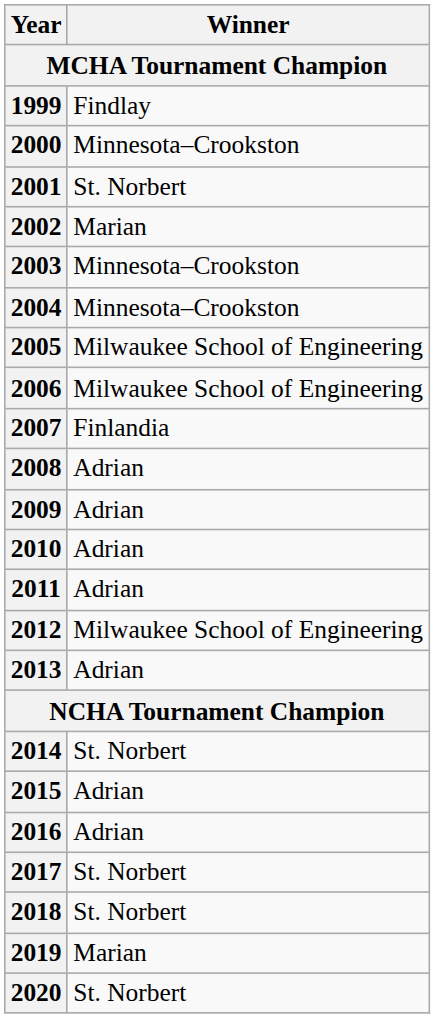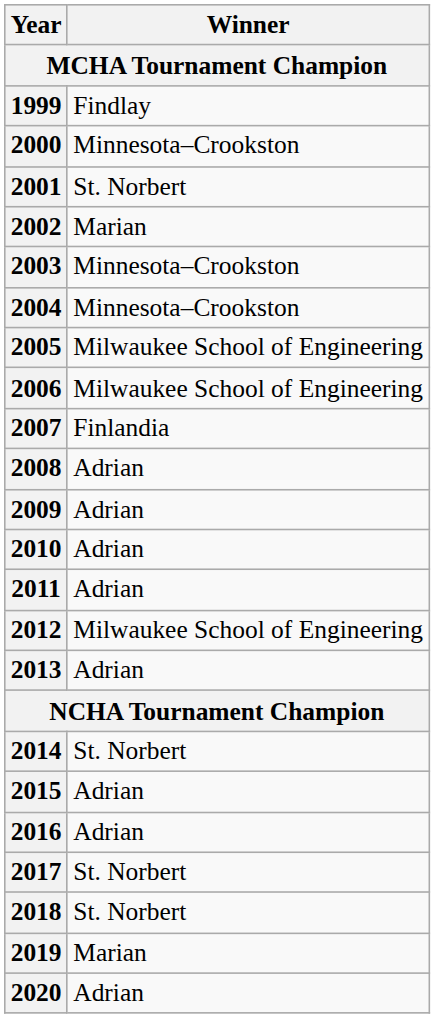(130, 992) St. Norbert -> (109, 992) Adrian
